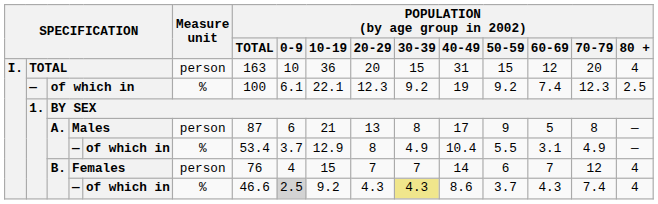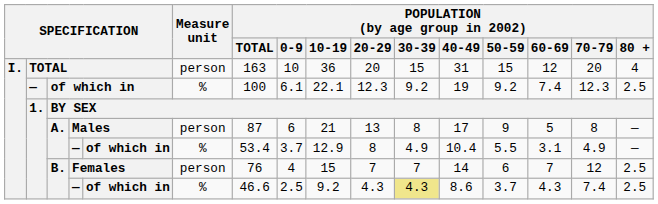(635, 169) 4 -> (635, 169) 2.5
(291, 189) lightgrey background -> (291, 189) no background
(635, 189) 4 -> (635, 189) 2.5
